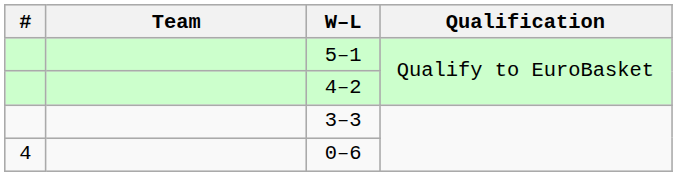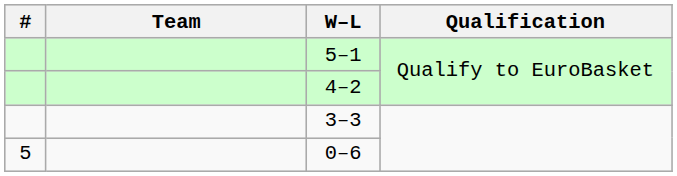(25, 154) 4 -> (25, 154) 5
